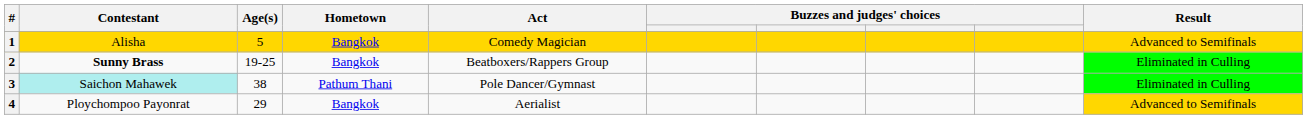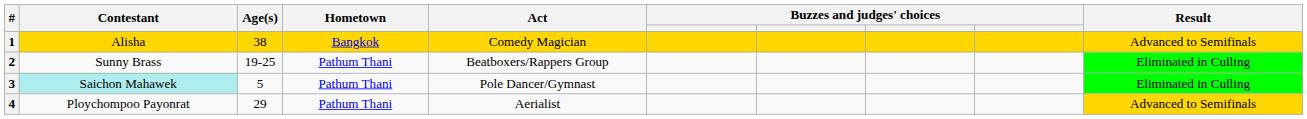(260, 41) 5 -> (260, 41) 38
(128, 62) bold -> (128, 62) normal
(355, 62) Bangkok -> (355, 62) Pathum Thani
(260, 83) 38 -> (260, 83) 5
(355, 104) Bangkok -> (355, 104) Pathum Thani
